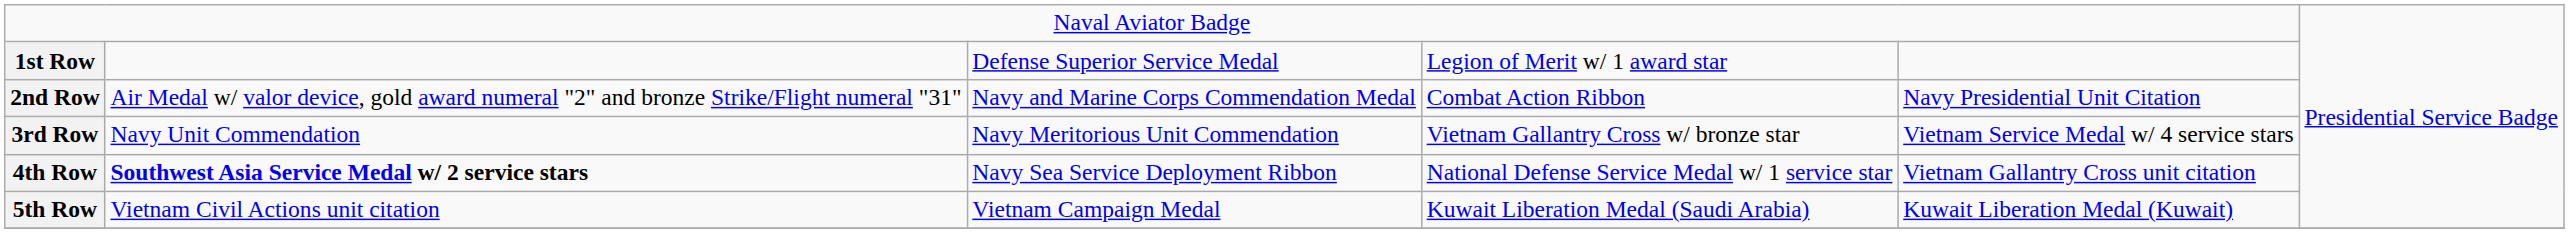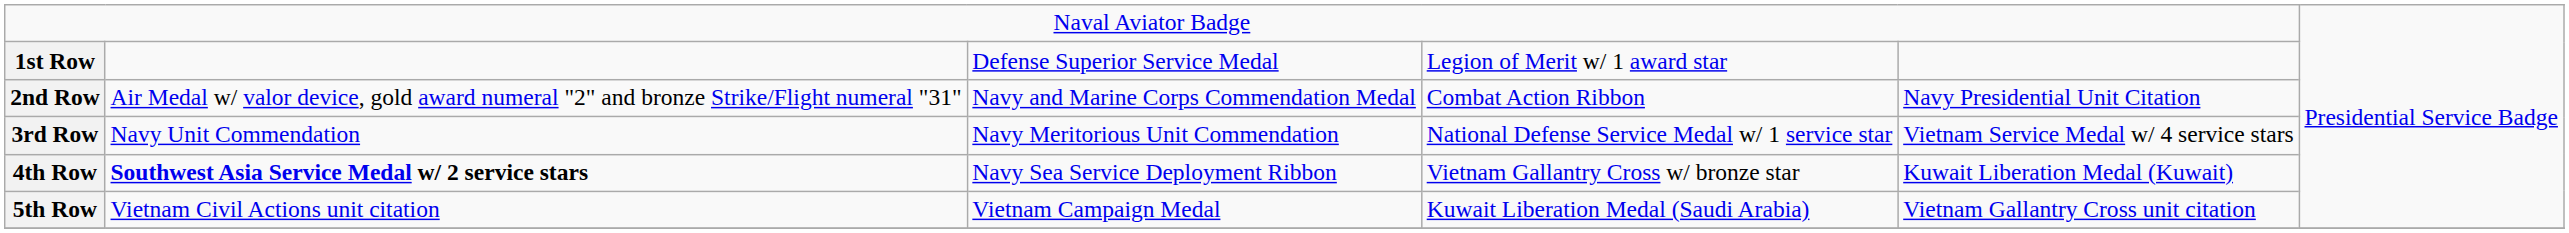(1613, 135) Vietnam Gallantry Cross w/ bronze star -> (1660, 135) National Defense Service Medal w/ 1 service star
(1660, 172) National Defense Service Medal w/ 1 service star -> (1613, 172) Vietnam Gallantry Cross w/ bronze star
(2080, 172) Vietnam Gallantry Cross unit citation -> (2068, 172) Kuwait Liberation Medal (Kuwait)
(2068, 209) Kuwait Liberation Medal (Kuwait) -> (2080, 209) Vietnam Gallantry Cross unit citation
